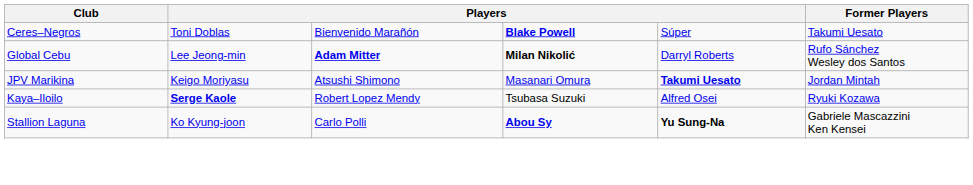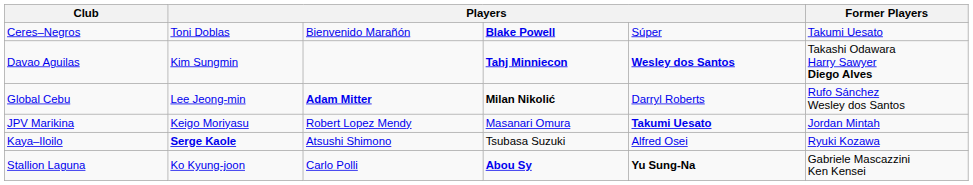+ row: (43, 62)
(357, 80) Atsushi Shimono -> (359, 124) Robert Lopez Mendy
(367, 98) Robert Lopez Mendy -> (349, 142) Atsushi Shimono
